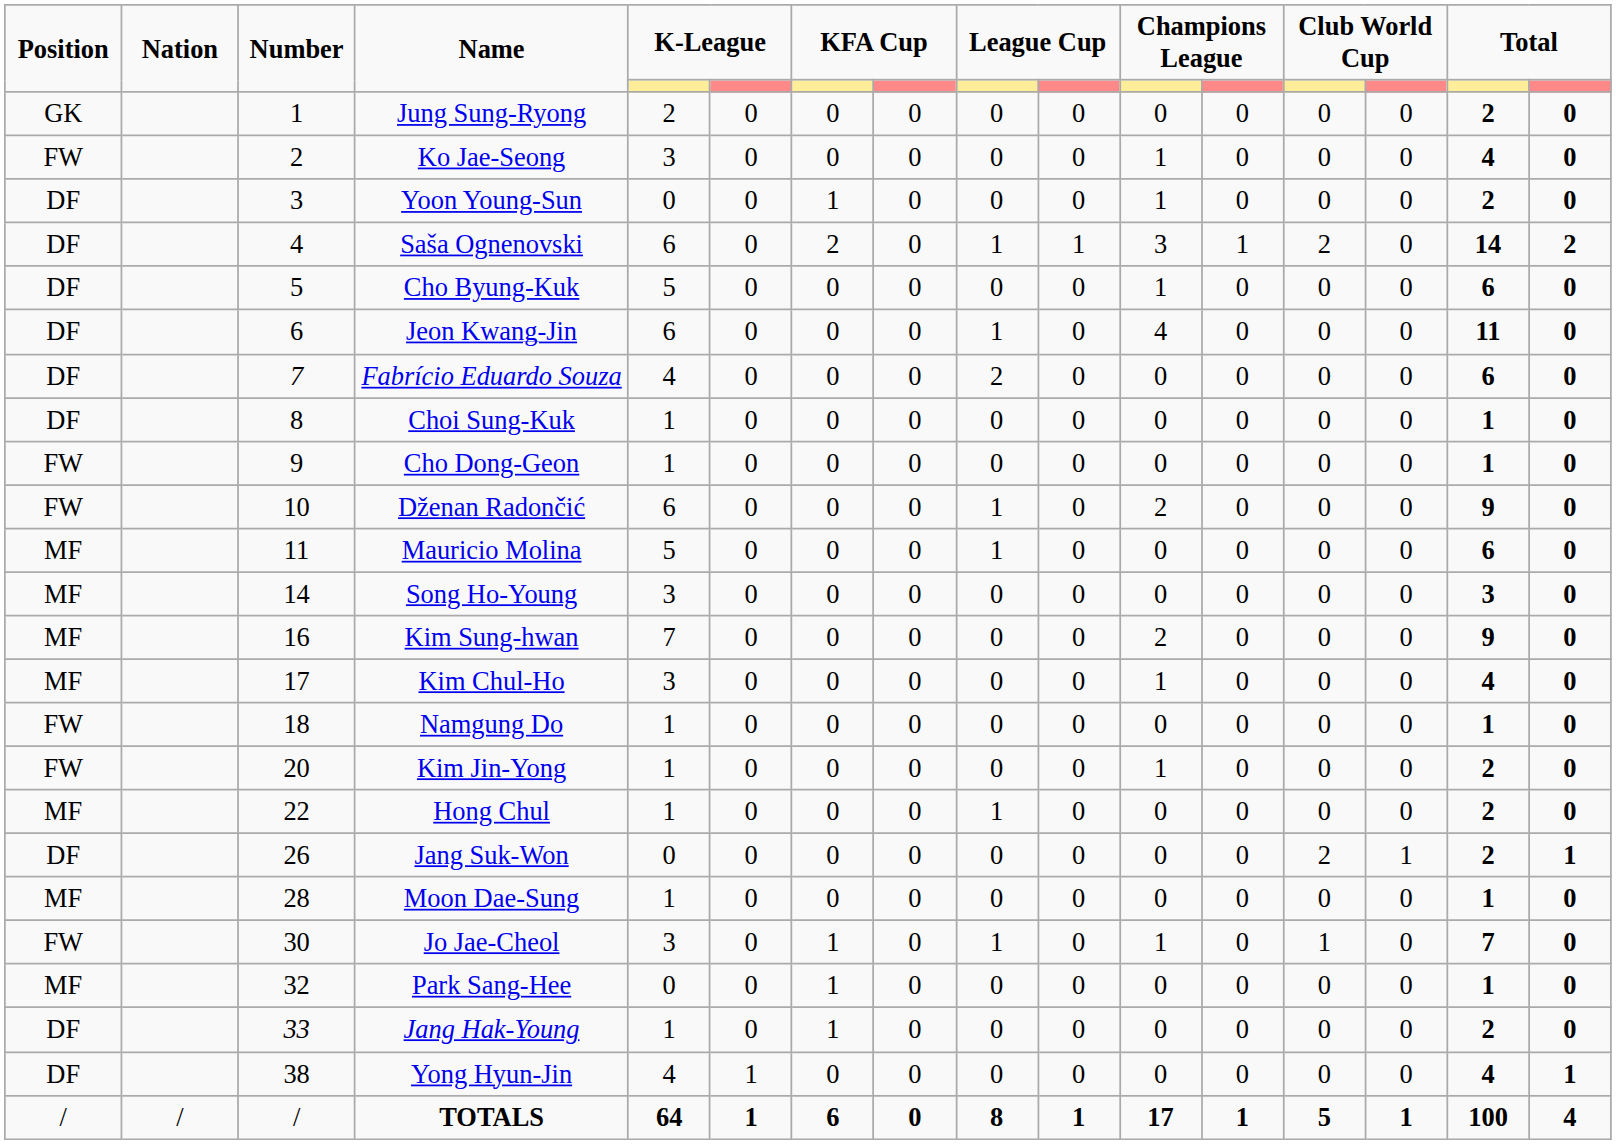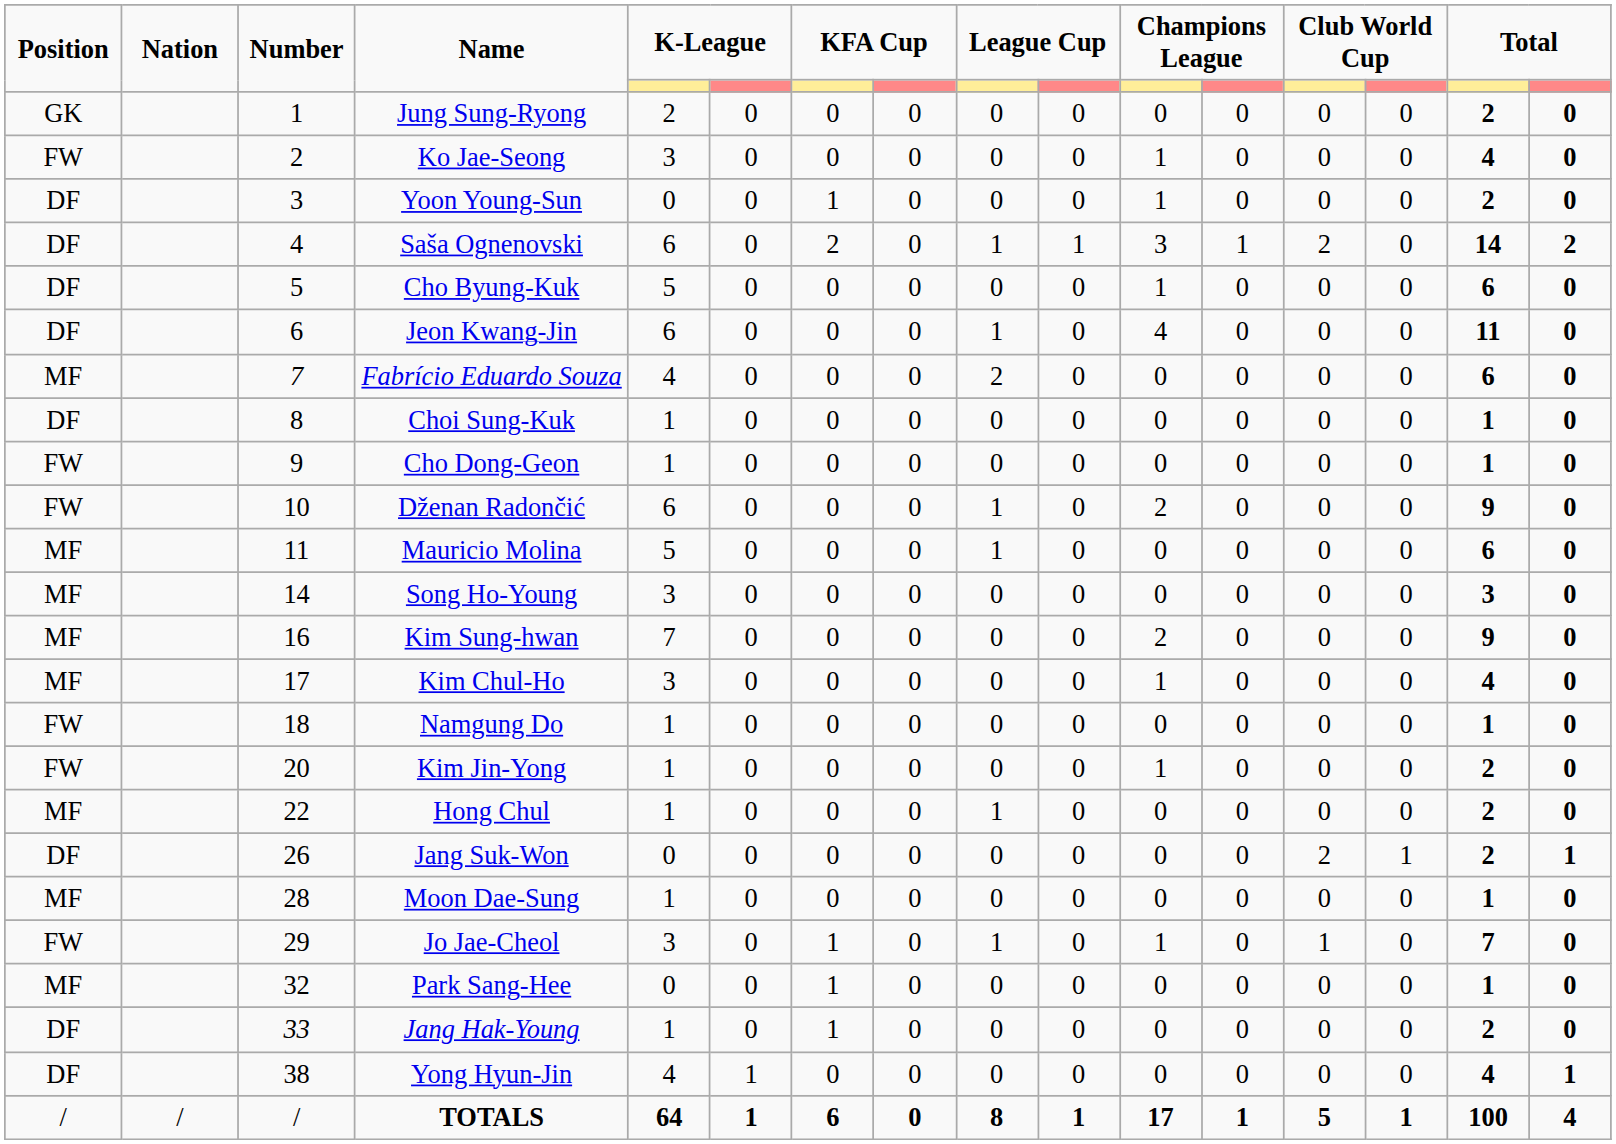(63, 375) DF -> (63, 375) MF
(297, 942) 30 -> (297, 942) 29
